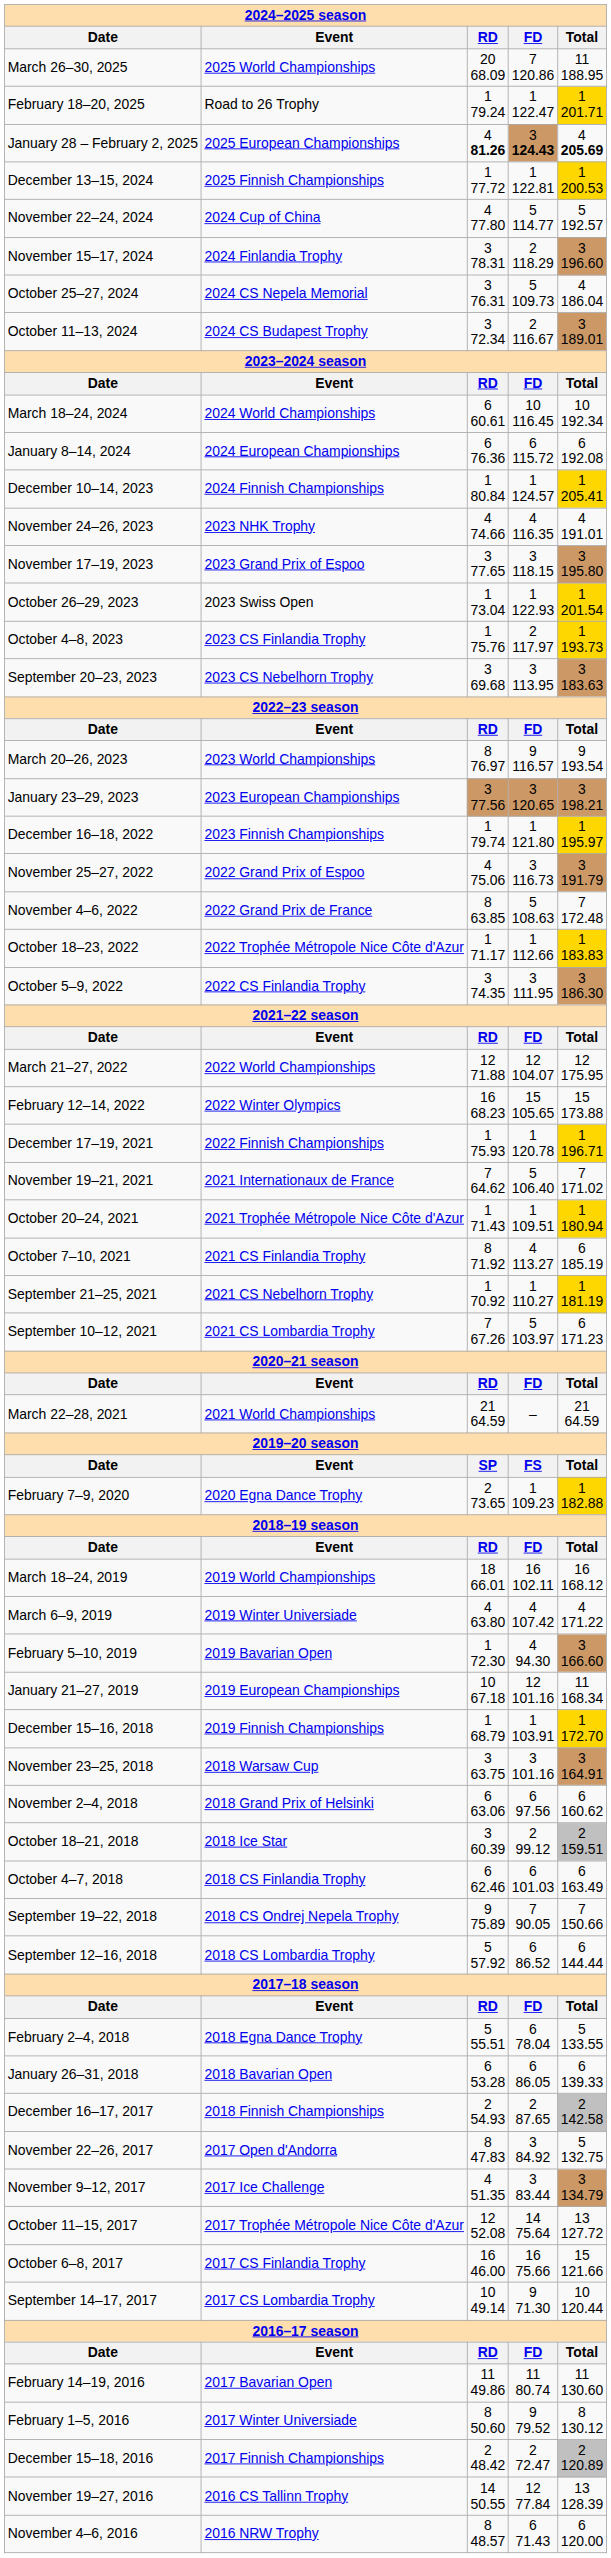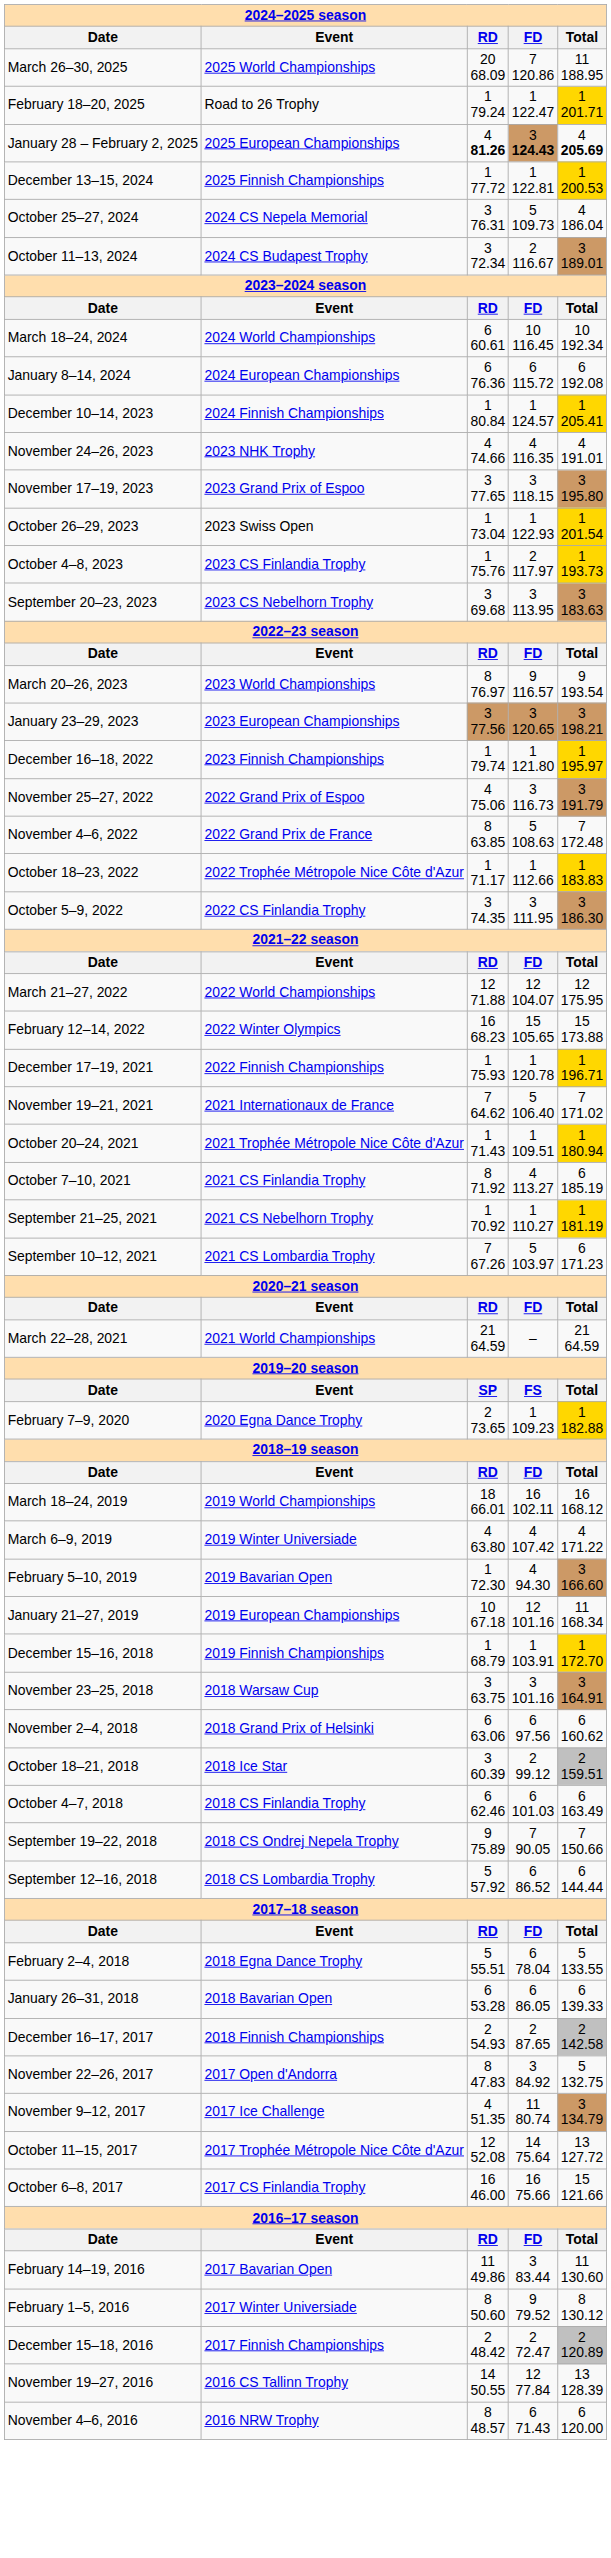- row: (80, 218)
- row: (80, 256)
(533, 2187) 3 83.44 -> (533, 2112) 11 80.74
- row: (82, 2301)
(533, 2383) 11 80.74 -> (533, 2269) 3 83.44
